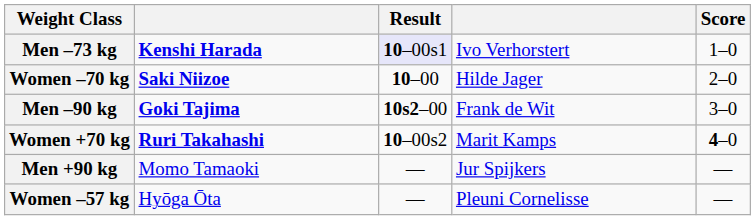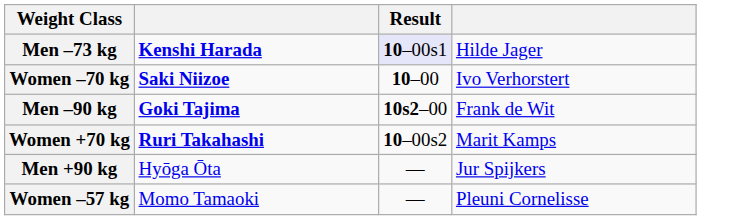- column: (723, 19)
(513, 49) Ivo Verhorstert -> (499, 49) Hilde Jager
(499, 79) Hilde Jager -> (513, 79) Ivo Verhorstert
(199, 169) Momo Tamaoki -> (180, 169) Hyōga Ōta
(180, 199) Hyōga Ōta -> (199, 199) Momo Tamaoki
